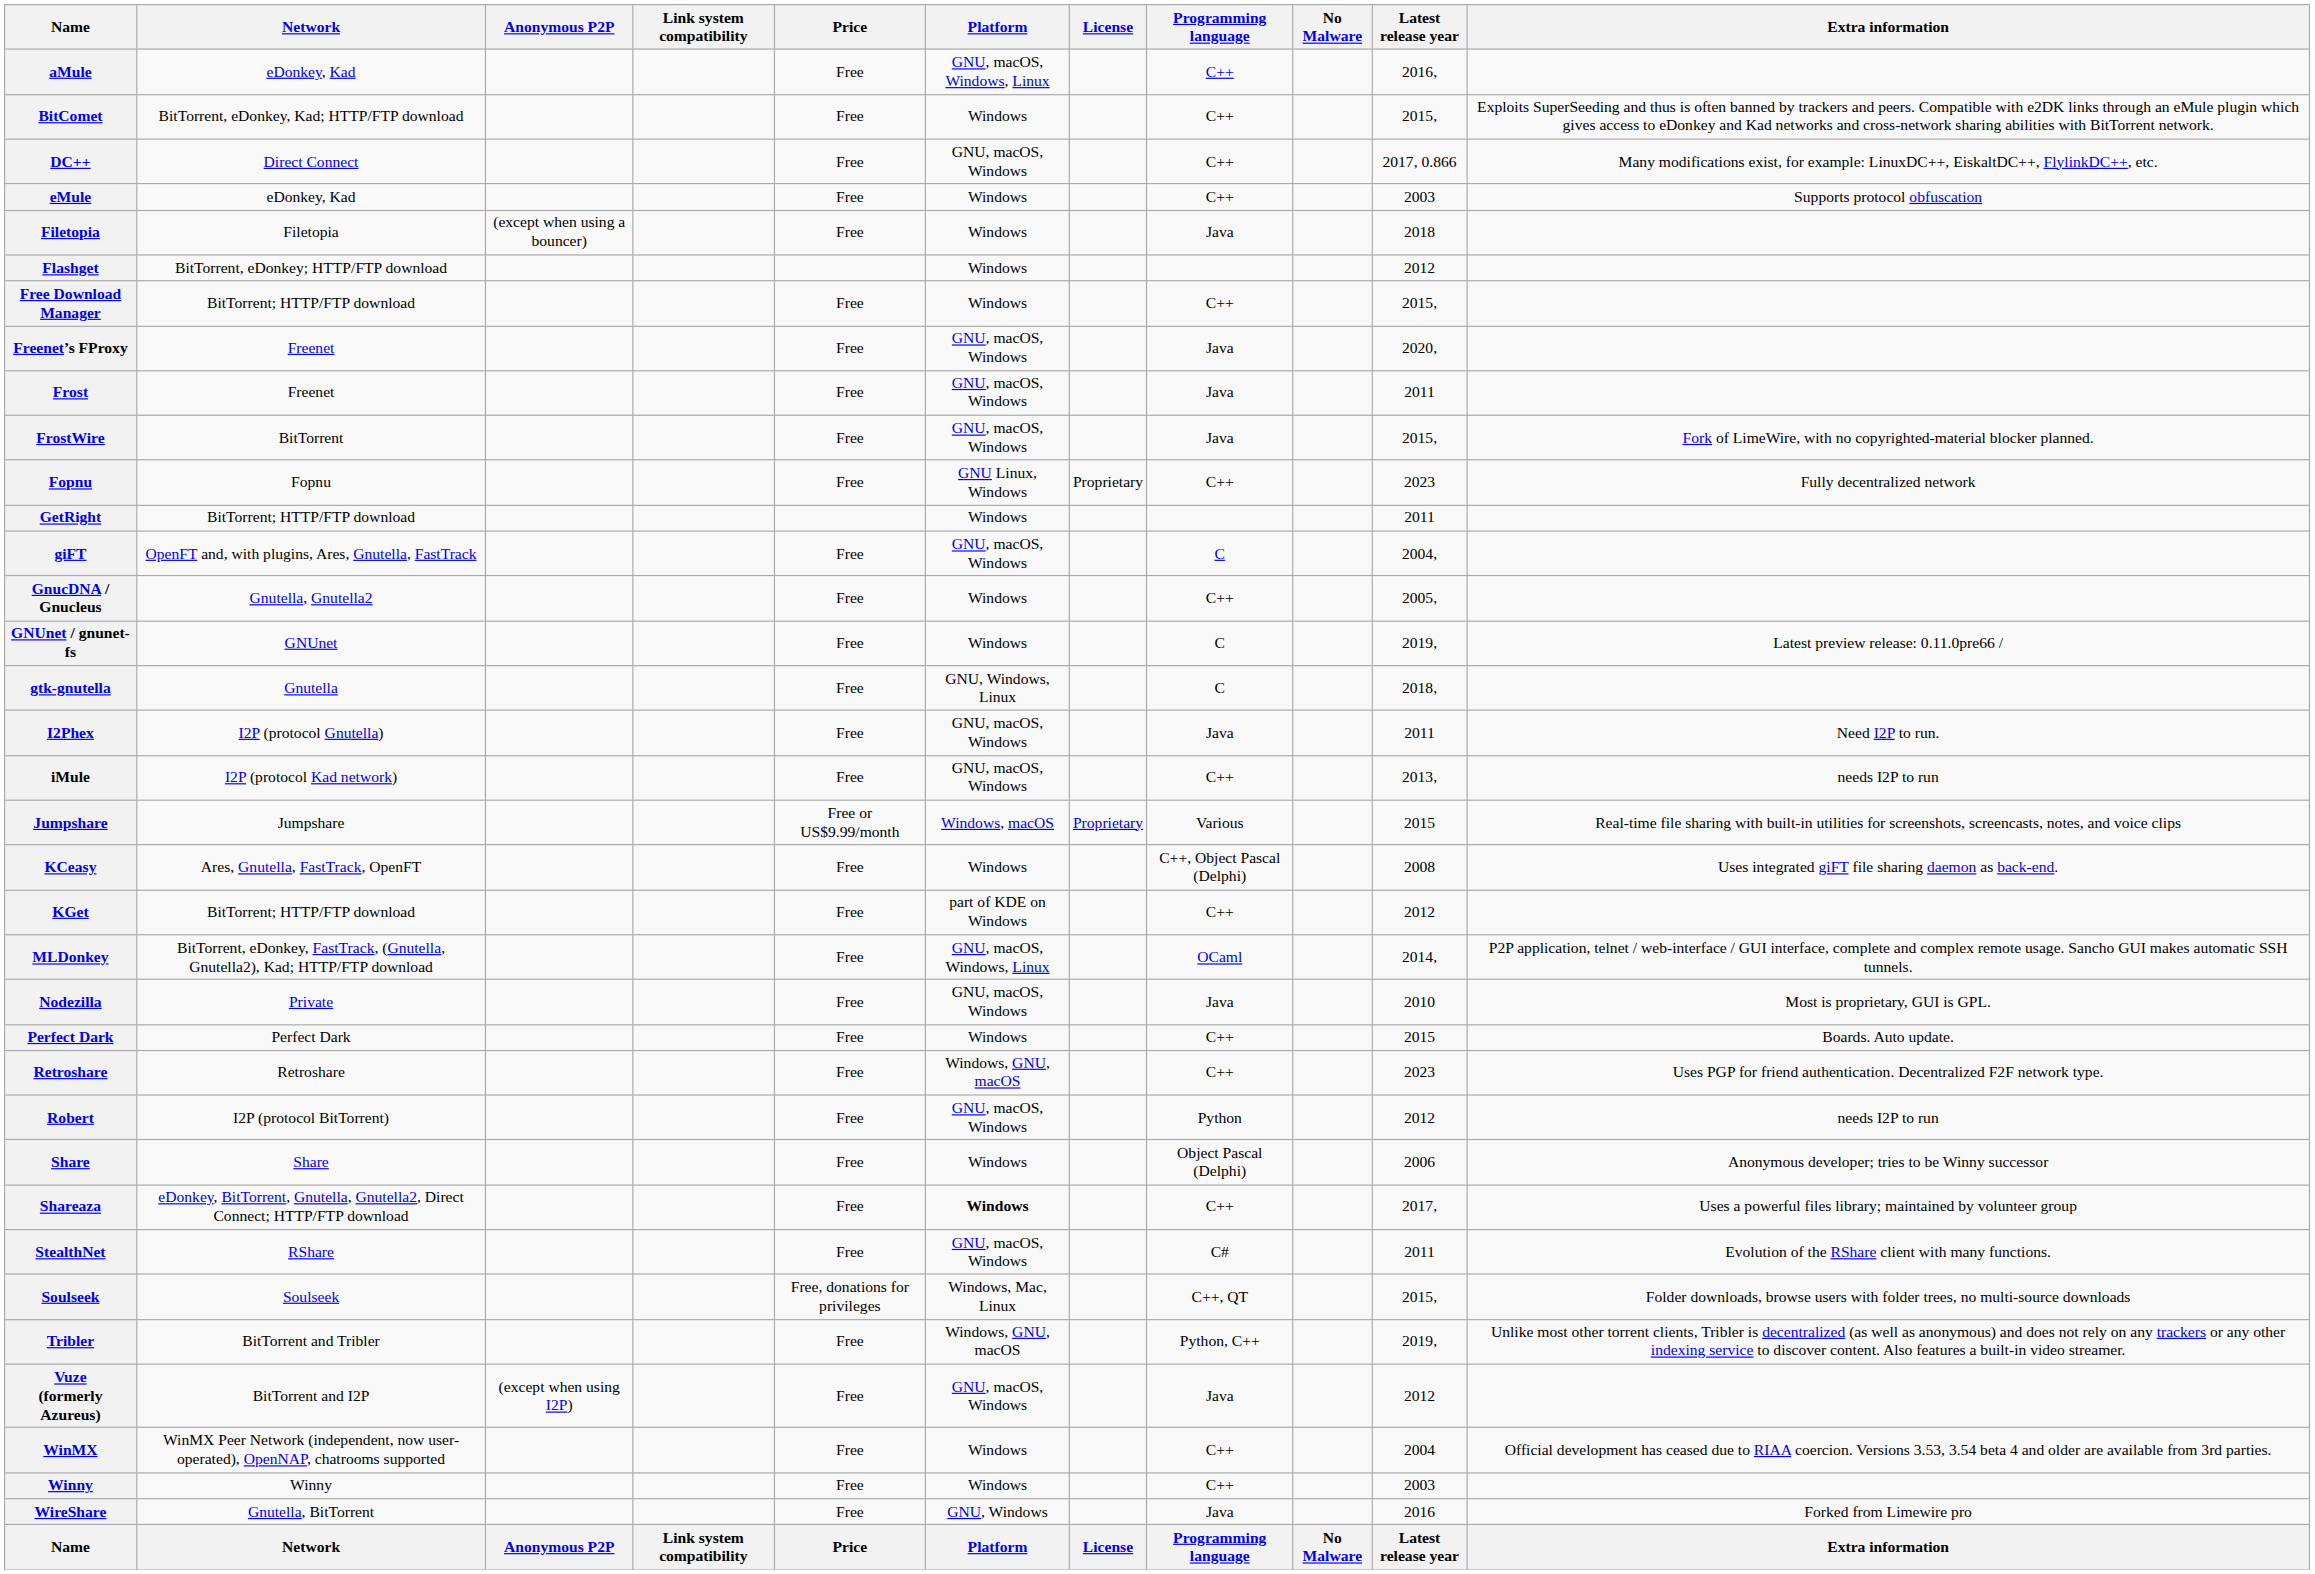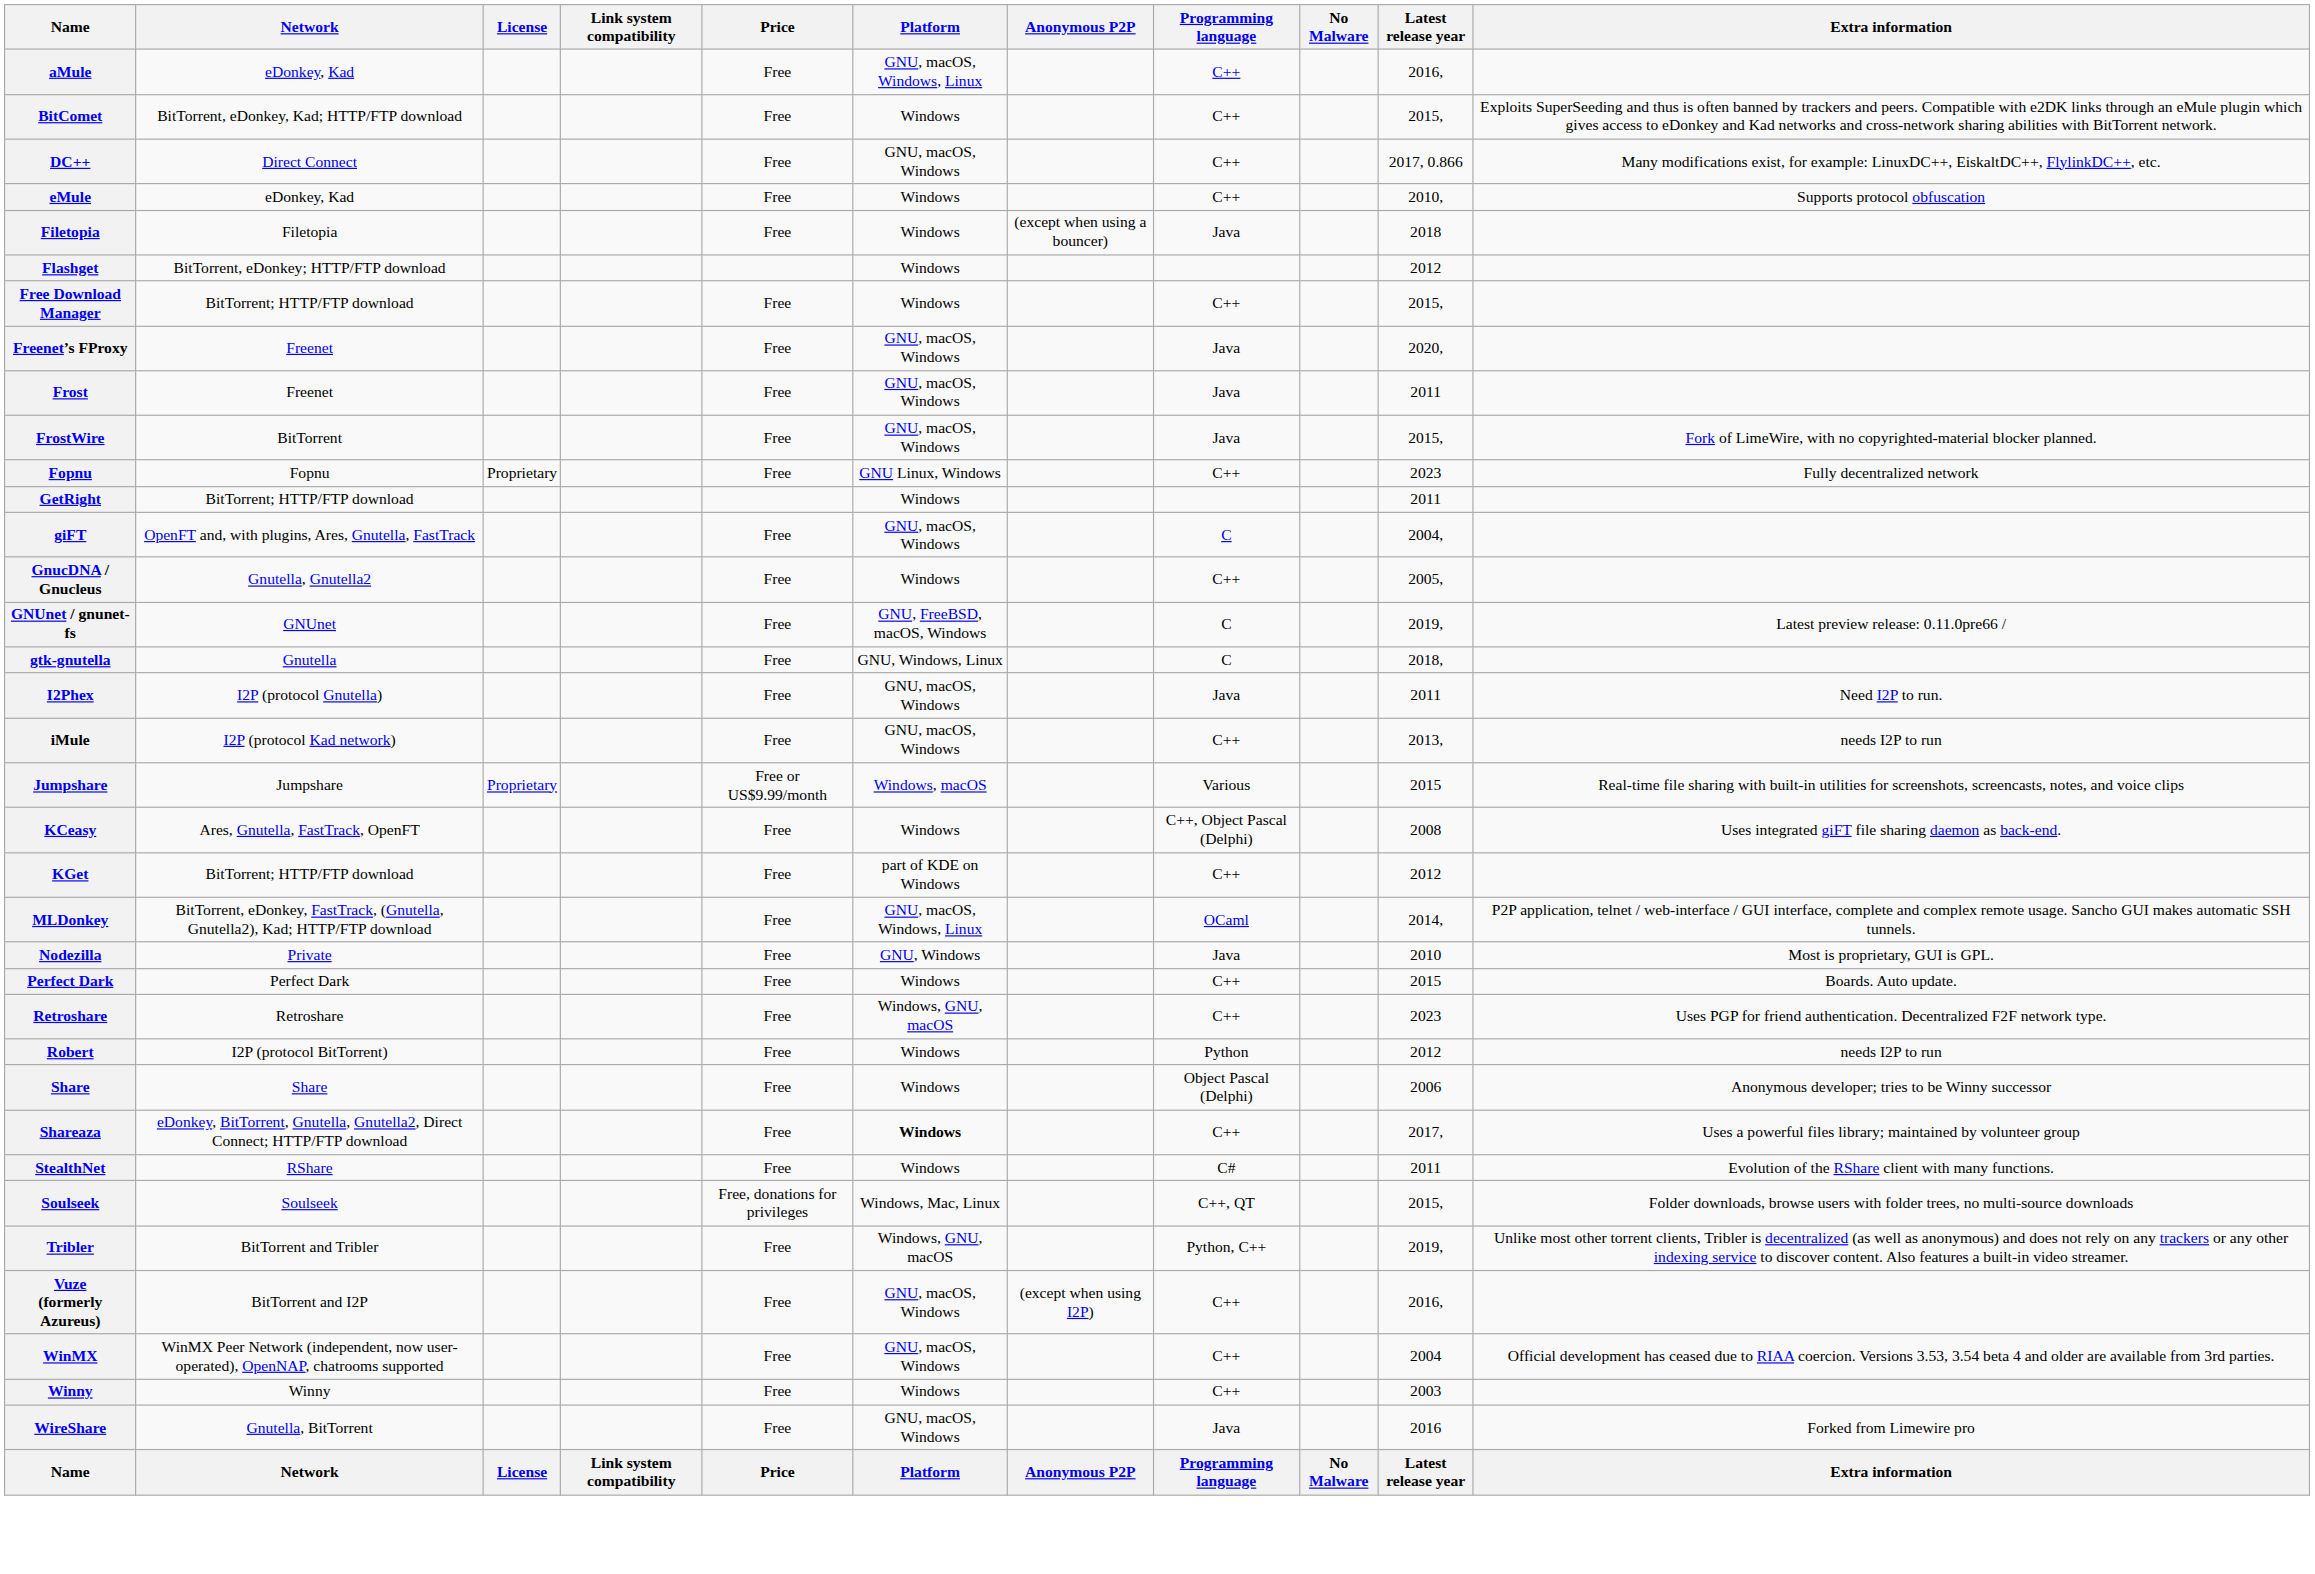columns swapped: (559, 27) <-> (1108, 27)
(1420, 197) 2003 -> (1426, 197) 2010,
(998, 643) Windows -> (930, 624) GNU, FreeBSD, macOS, Windows
(998, 1002) GNU, macOS, Windows -> (930, 955) GNU, Windows
(998, 1117) GNU, macOS, Windows -> (930, 1052) Windows
(998, 1252) GNU, macOS, Windows -> (930, 1168) Windows
(1220, 1396) Java -> (1226, 1302) C++
(1420, 1396) 2012 -> (1426, 1302) 2016,
(998, 1450) Windows -> (930, 1356) GNU, macOS, Windows
(998, 1511) GNU, Windows -> (930, 1427) GNU, macOS, Windows
